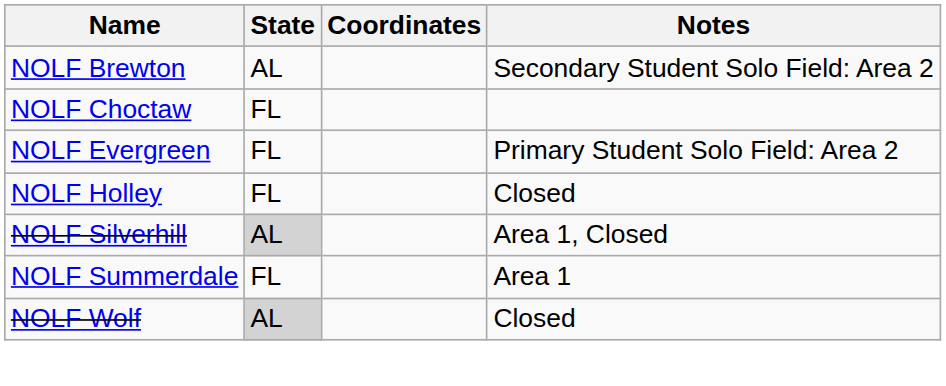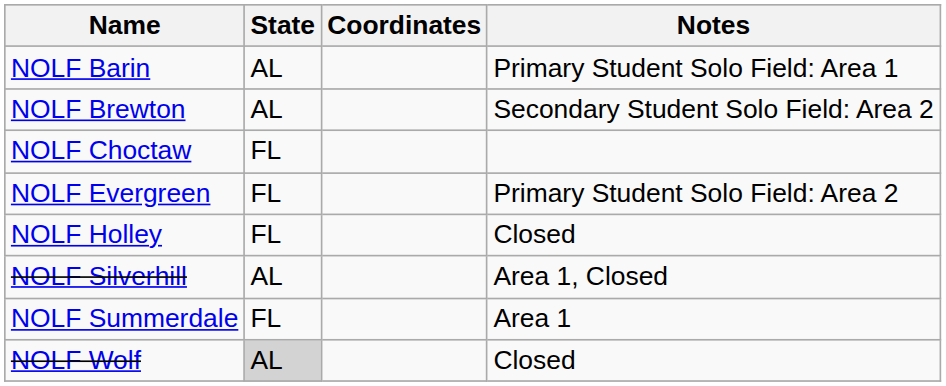+ row: (81, 67)
(267, 234) lightgrey background -> (267, 276) no background
